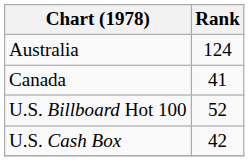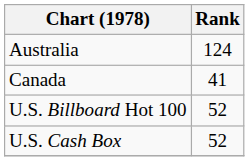(218, 140) 42 -> (218, 140) 52
